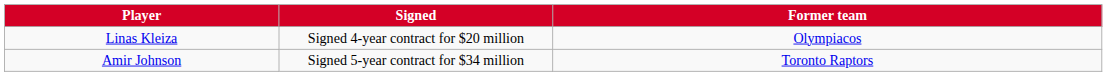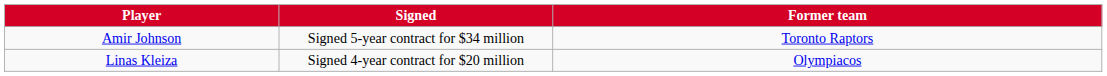rows swapped: (142, 60) <-> (142, 37)
